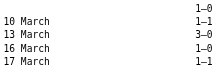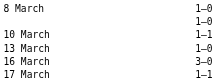+ row: (24, 8)
(204, 35) 3–0 -> (204, 48) 1–0
(204, 48) 1–0 -> (204, 62) 3–0
